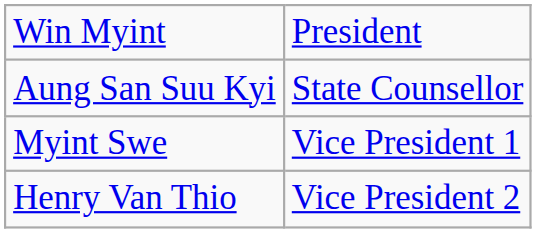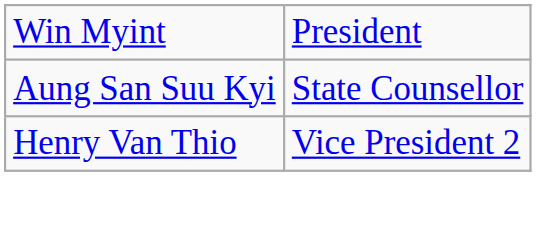- row: (90, 142)
